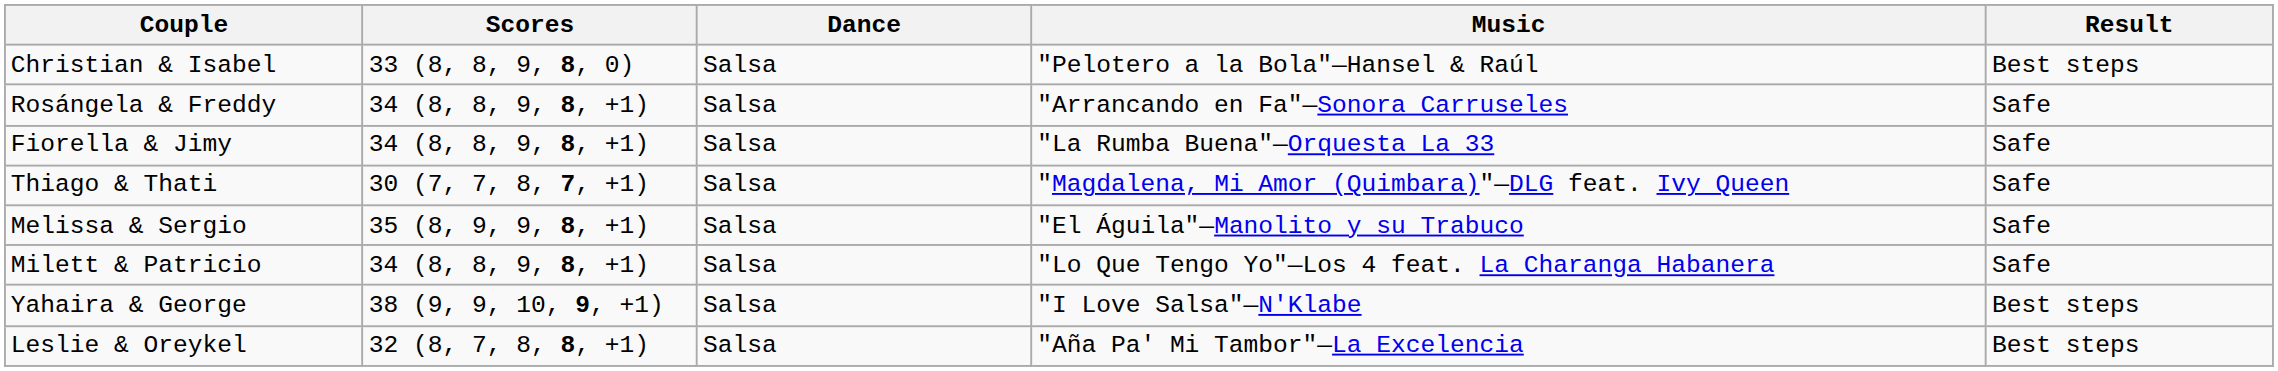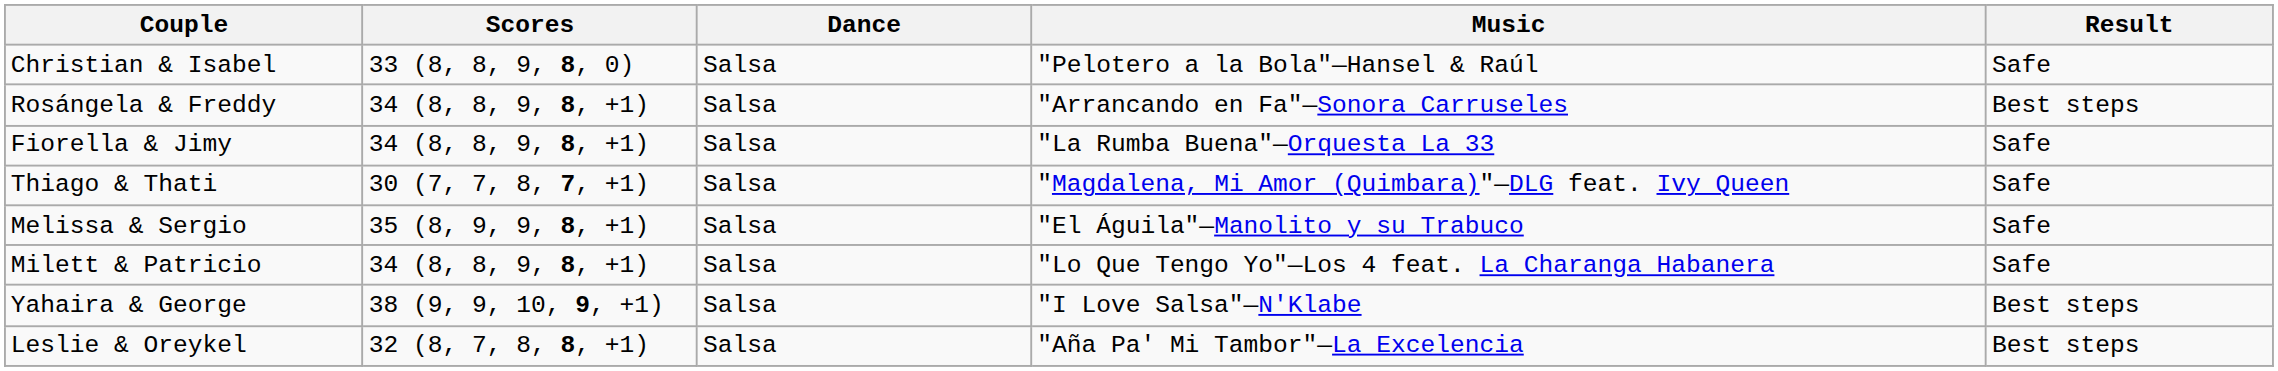(2066, 65) Best steps -> (2021, 65) Safe
(2021, 105) Safe -> (2066, 105) Best steps
